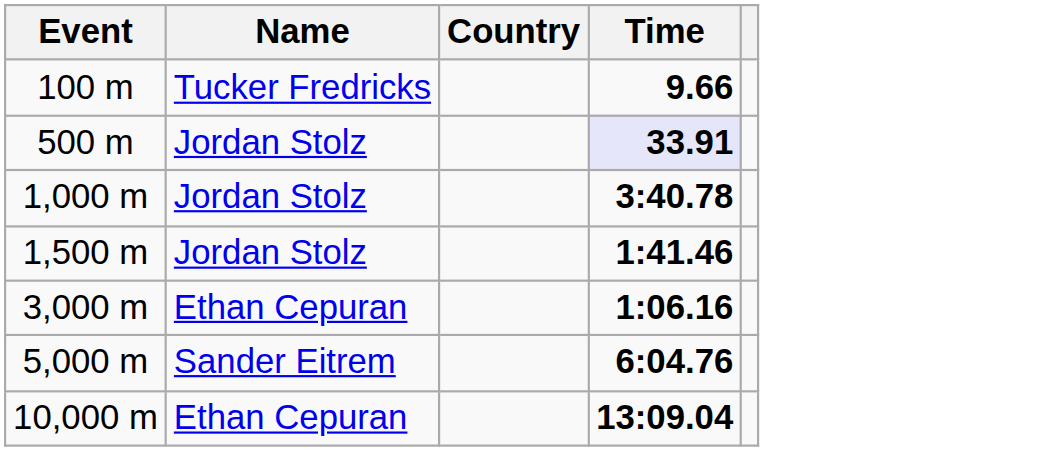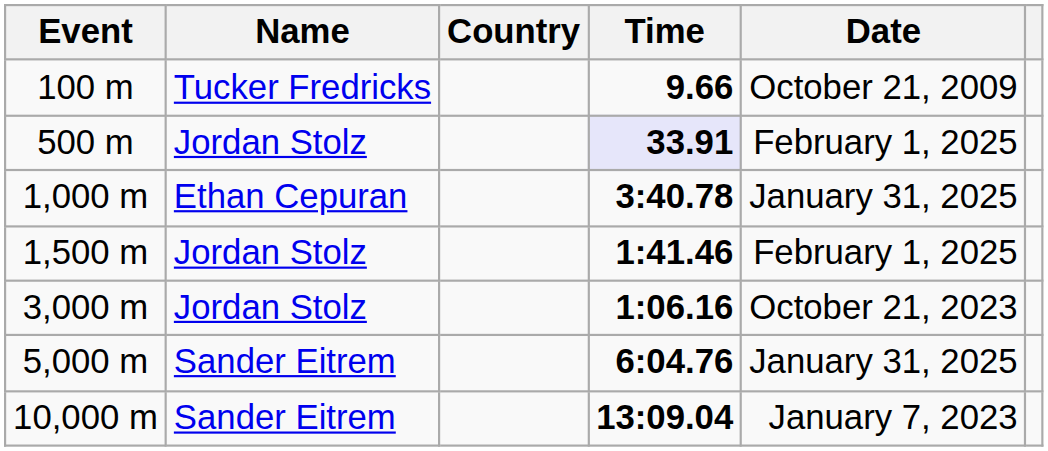+ column: (883, 32)
(270, 197) Jordan Stolz -> (291, 197) Ethan Cepuran
(291, 307) Ethan Cepuran -> (270, 307) Jordan Stolz
(291, 417) Ethan Cepuran -> (285, 417) Sander Eitrem
